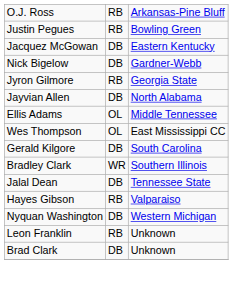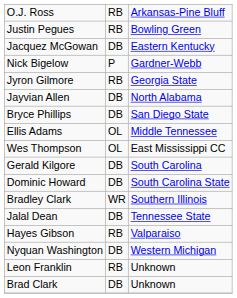(115, 64) DB -> (111, 64) P
+ row: (39, 115)
+ row: (46, 183)
